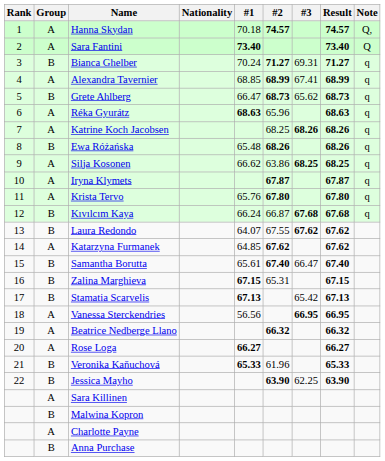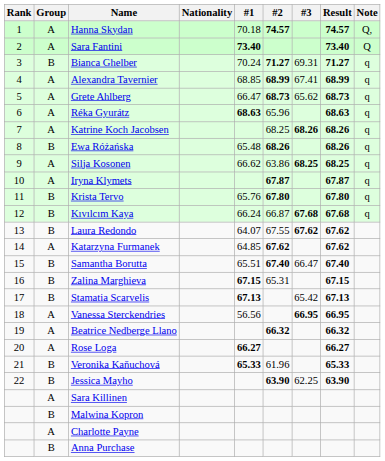(51, 96) B -> (51, 96) A
(51, 197) A -> (51, 197) B
(249, 264) 65.61 -> (249, 264) 65.51
